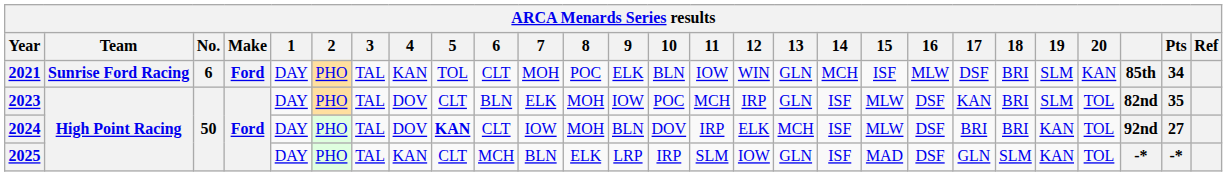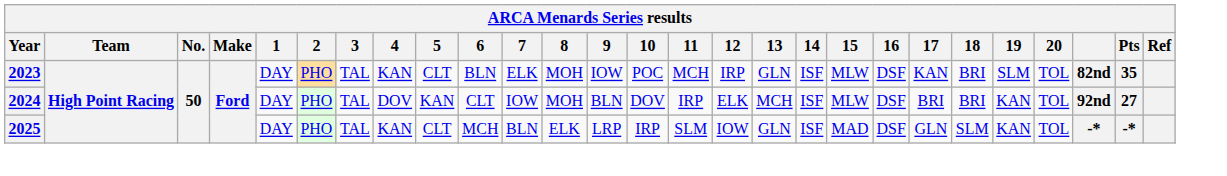- row: (24, 73)
(410, 101) DOV -> (395, 73) KAN
(453, 128) bold -> (437, 101) normal
